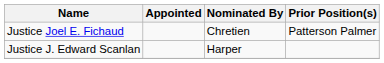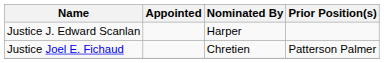rows swapped: (65, 31) <-> (74, 49)
